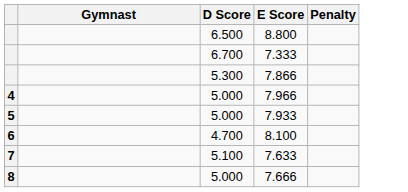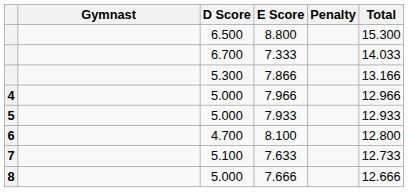+ column: (381, 15)
